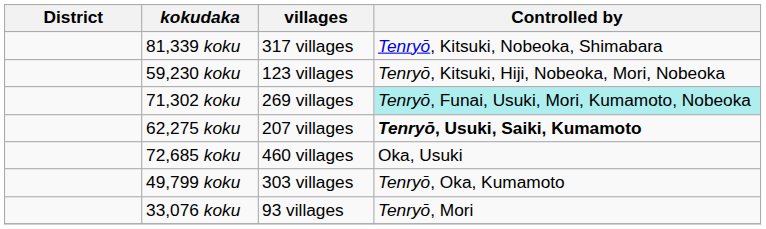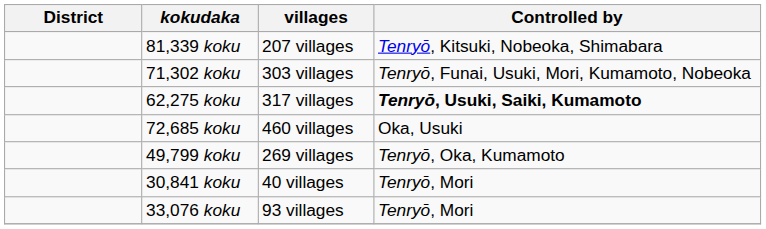(308, 45) 317 villages -> (308, 45) 207 villages
- row: (193, 73)
(308, 100) 269 villages -> (308, 73) 303 villages
(565, 100) paleturquoise background -> (565, 73) no background
(308, 127) 207 villages -> (308, 100) 317 villages
(308, 182) 303 villages -> (308, 155) 269 villages
+ row: (193, 182)
